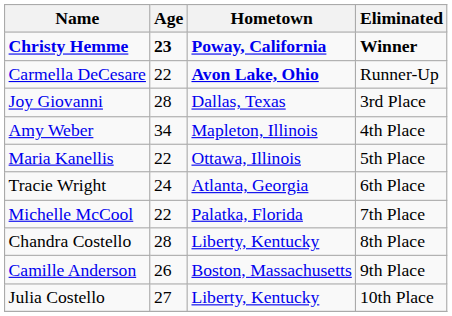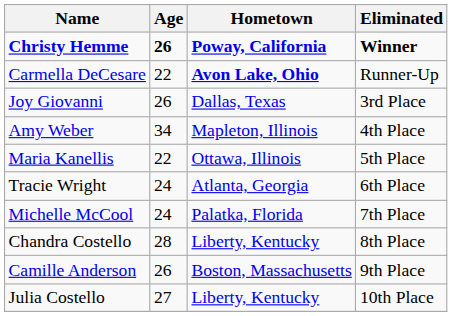(163, 46) 23 -> (163, 46) 26
(163, 102) 28 -> (163, 102) 26
(163, 213) 22 -> (163, 213) 24
